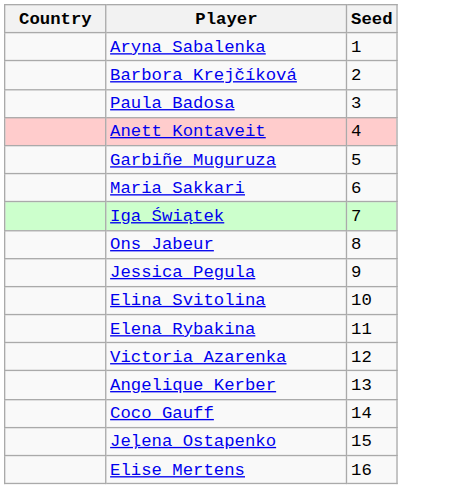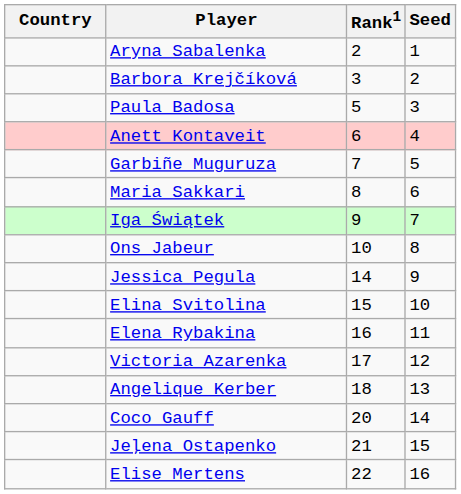+ column: (376, 21)
